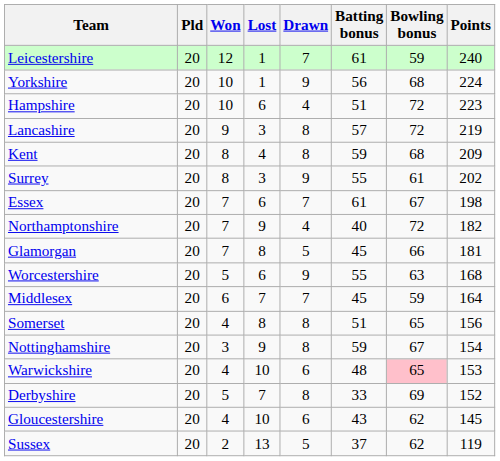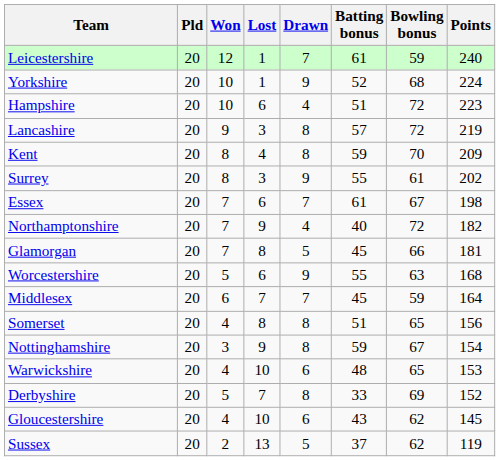(359, 81) 56 -> (359, 81) 52
(417, 154) 68 -> (417, 154) 70
(417, 371) pink background -> (417, 371) no background
